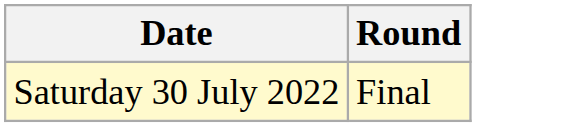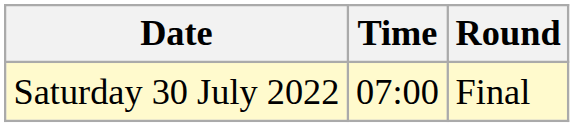+ column: (397, 33)
